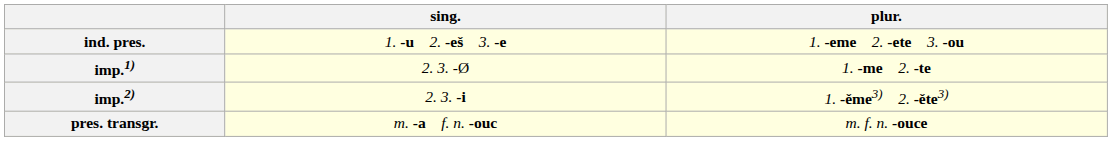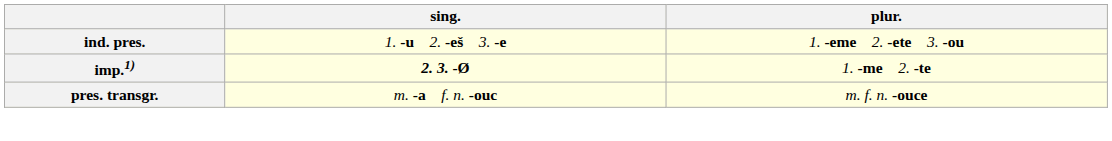(445, 68) normal -> (446, 68) bold
- row: (115, 96)
